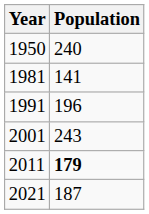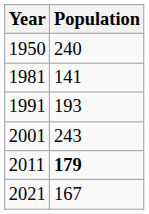(68, 106) 196 -> (68, 106) 193
(68, 194) 187 -> (68, 194) 167
